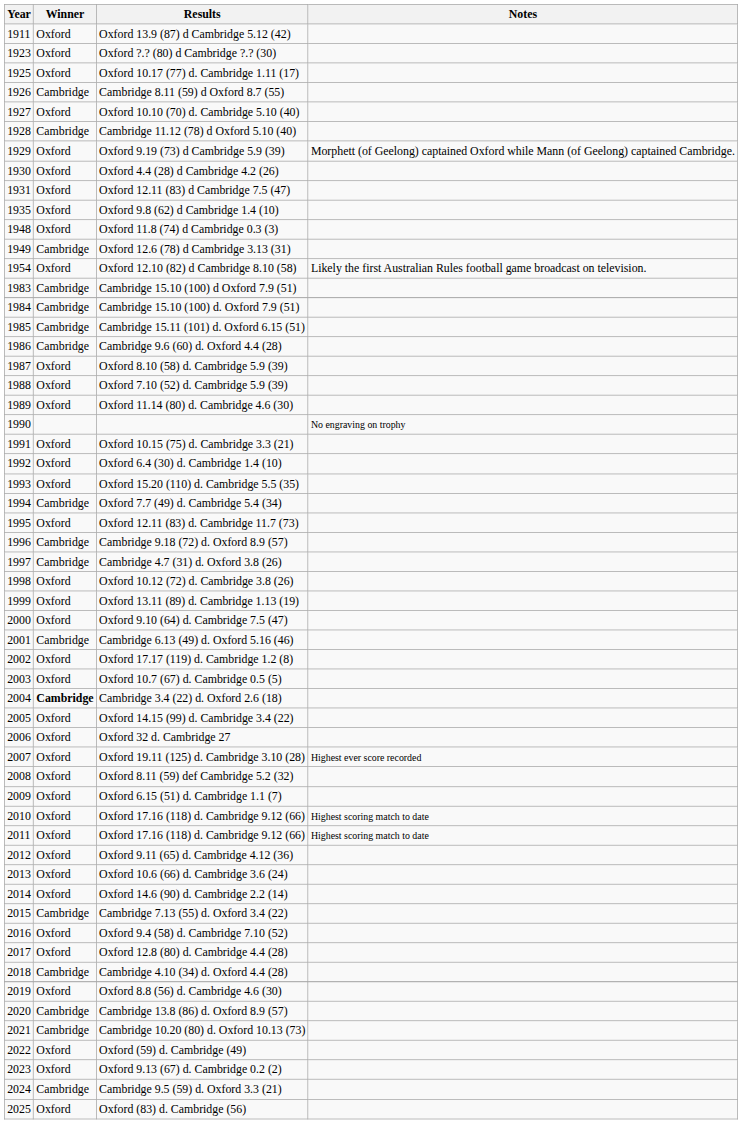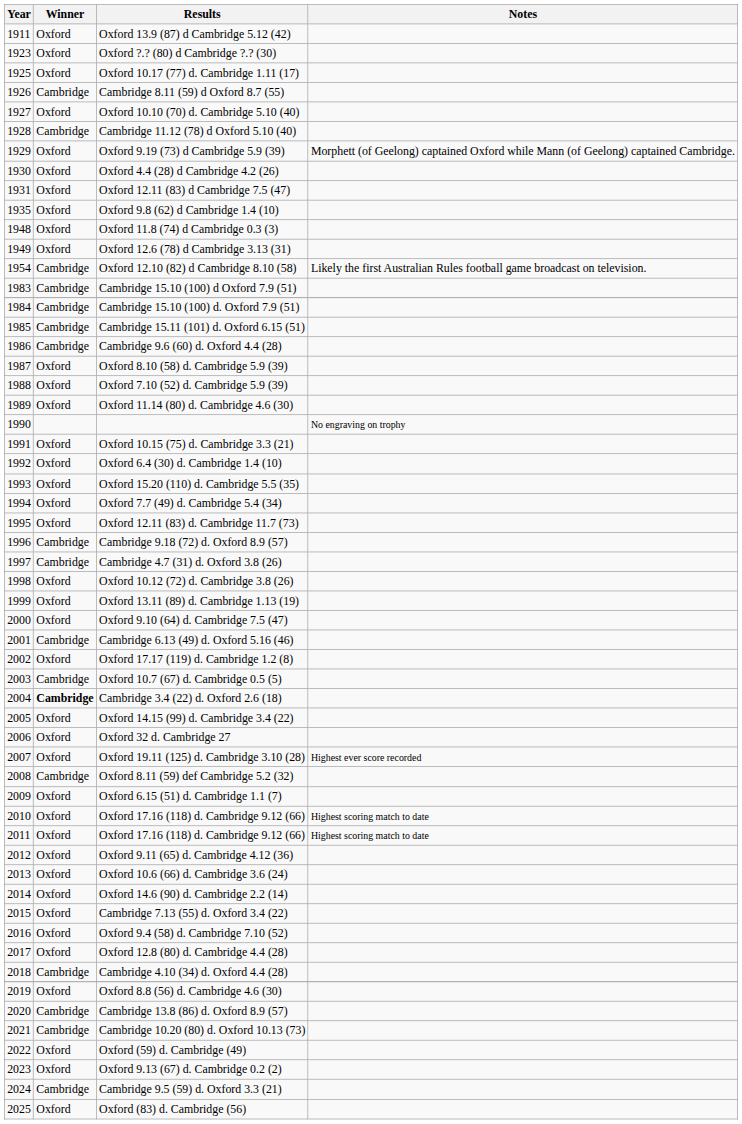(63, 249) Cambridge -> (53, 249) Oxford
(53, 268) Oxford -> (63, 268) Cambridge
(63, 503) Cambridge -> (53, 503) Oxford
(53, 679) Oxford -> (63, 679) Cambridge
(53, 776) Oxford -> (63, 776) Cambridge
(63, 913) Cambridge -> (53, 913) Oxford
